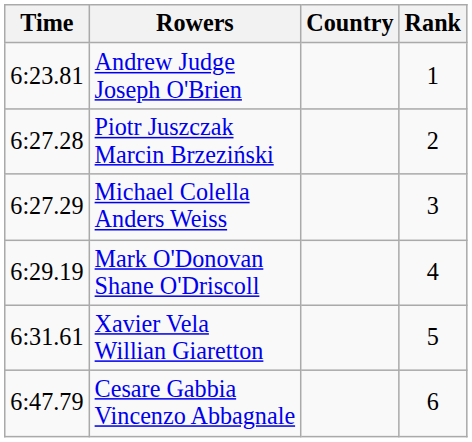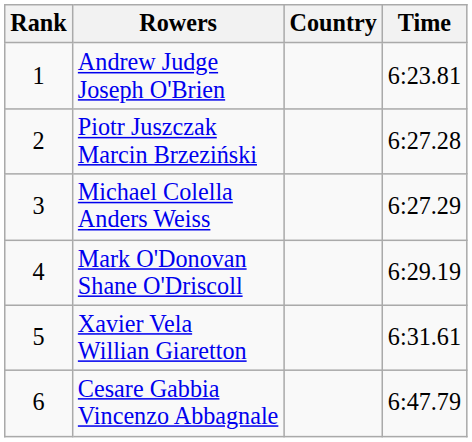columns swapped: (433, 23) <-> (47, 23)
